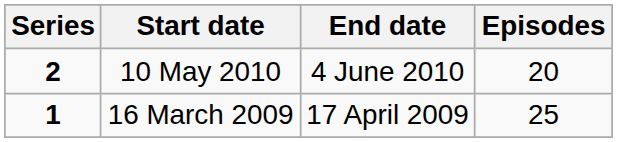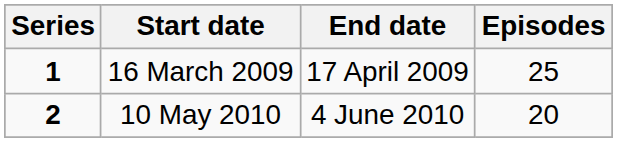rows swapped: (201, 114) <-> (201, 70)
